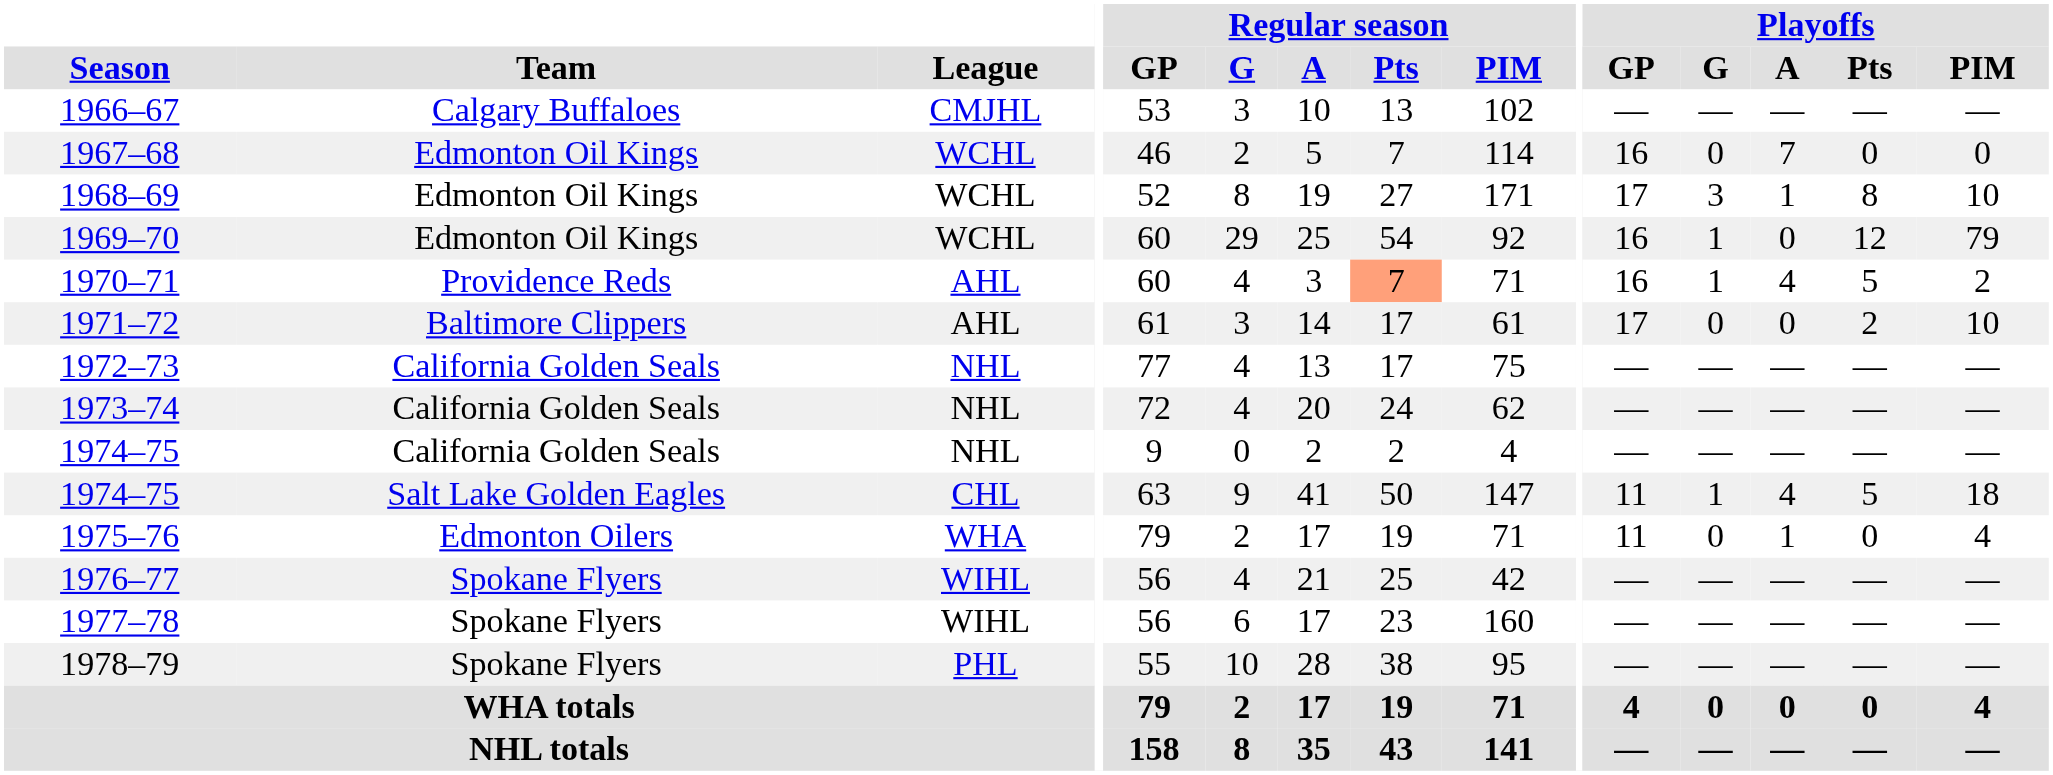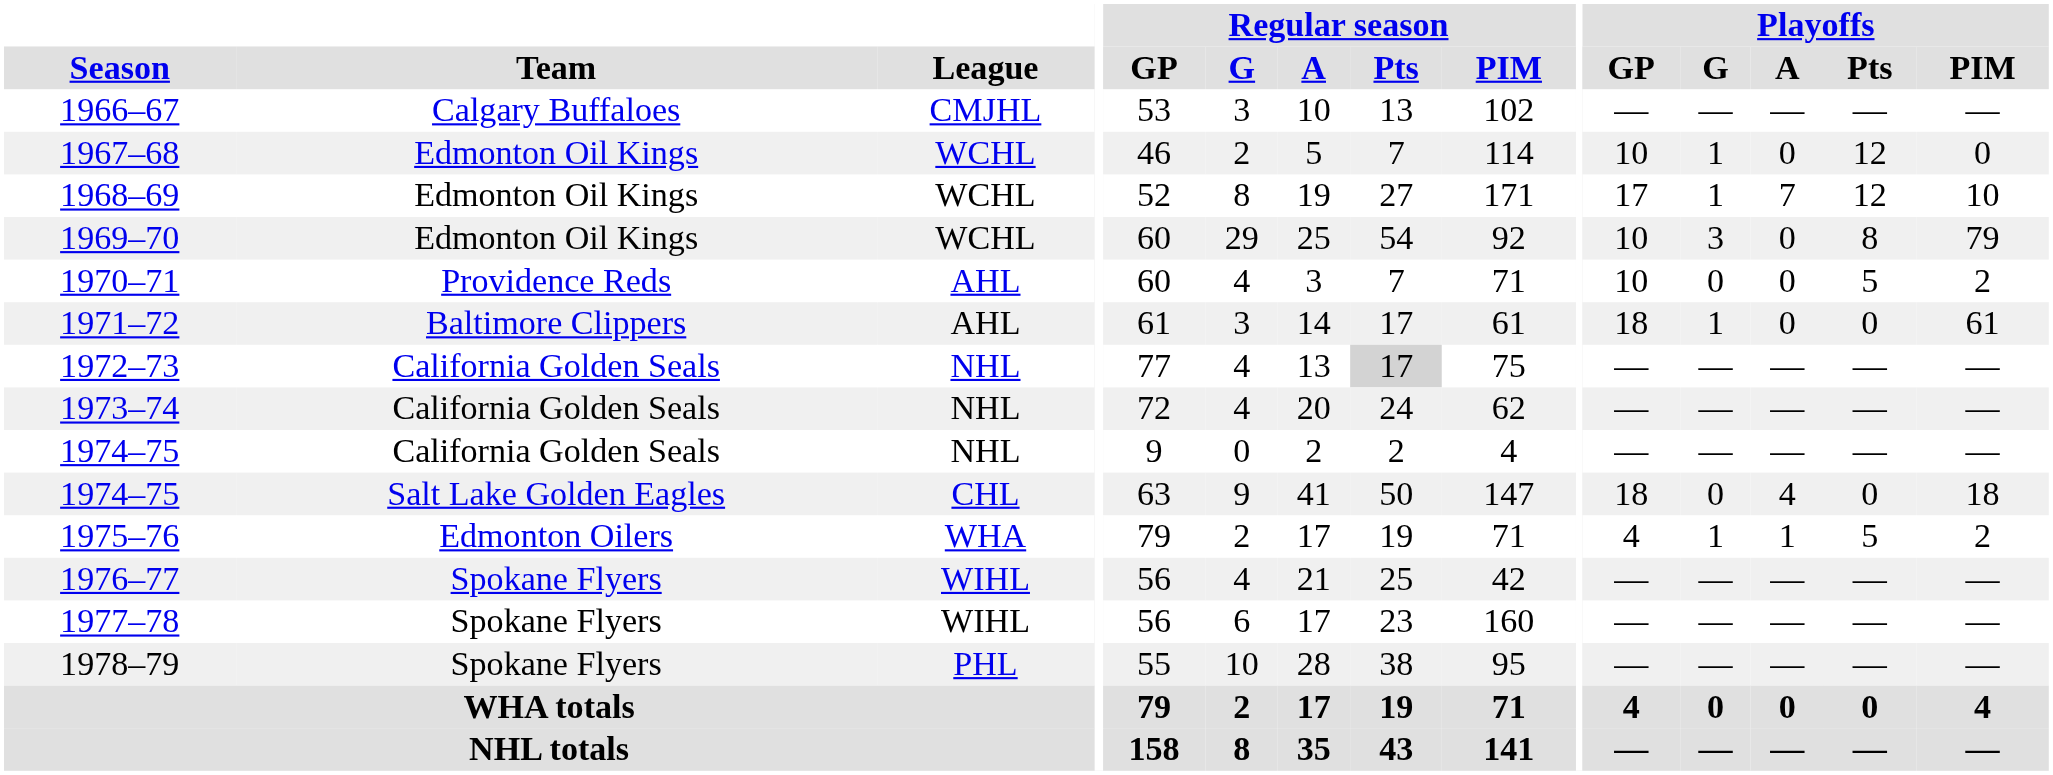(1631, 152) 16 -> (1631, 152) 10
(1715, 152) 0 -> (1715, 152) 1
(1787, 152) 7 -> (1787, 152) 0
(1870, 152) 0 -> (1870, 152) 12
(1715, 195) 3 -> (1715, 195) 1
(1787, 195) 1 -> (1787, 195) 7
(1870, 195) 8 -> (1870, 195) 12
(1631, 237) 16 -> (1631, 237) 10
(1715, 237) 1 -> (1715, 237) 3
(1870, 237) 12 -> (1870, 237) 8
(1396, 280) lightsalmon background -> (1396, 280) no background
(1631, 280) 16 -> (1631, 280) 10
(1715, 280) 1 -> (1715, 280) 0
(1787, 280) 4 -> (1787, 280) 0
(1631, 322) 17 -> (1631, 322) 18
(1715, 322) 0 -> (1715, 322) 1
(1870, 322) 2 -> (1870, 322) 0
(1983, 322) 10 -> (1983, 322) 61
(1396, 365) no background -> (1396, 365) lightgrey background
(1631, 493) 11 -> (1631, 493) 18
(1715, 493) 1 -> (1715, 493) 0
(1870, 493) 5 -> (1870, 493) 0
(1631, 535) 11 -> (1631, 535) 4
(1715, 535) 0 -> (1715, 535) 1
(1870, 535) 0 -> (1870, 535) 5
(1983, 535) 4 -> (1983, 535) 2
